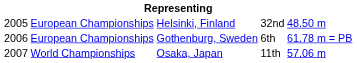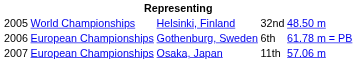(92, 23) European Championships -> (83, 23) World Championships
(83, 53) World Championships -> (92, 53) European Championships
